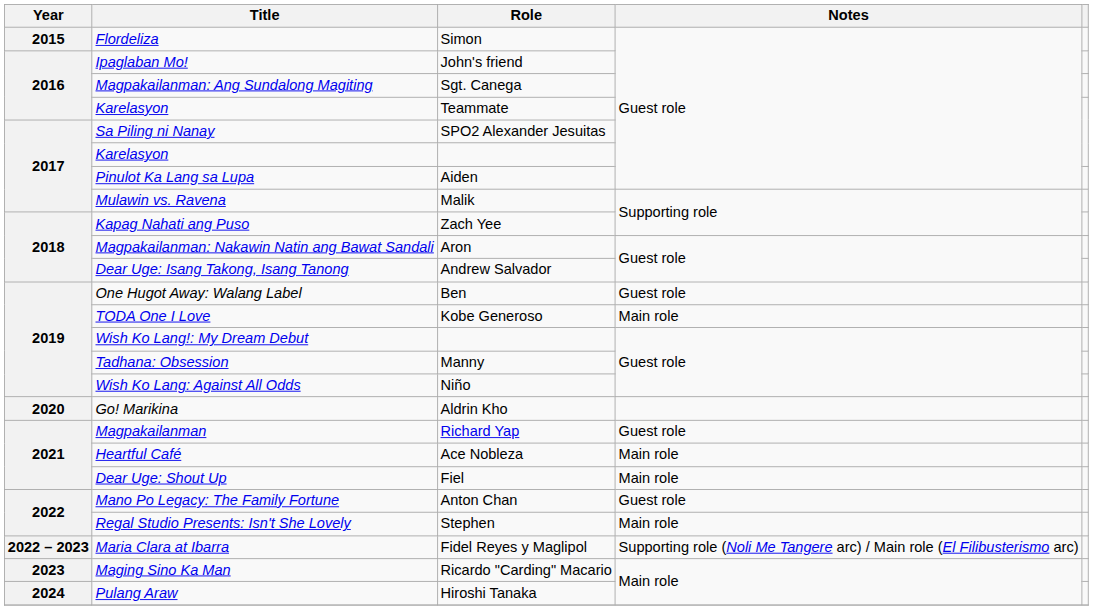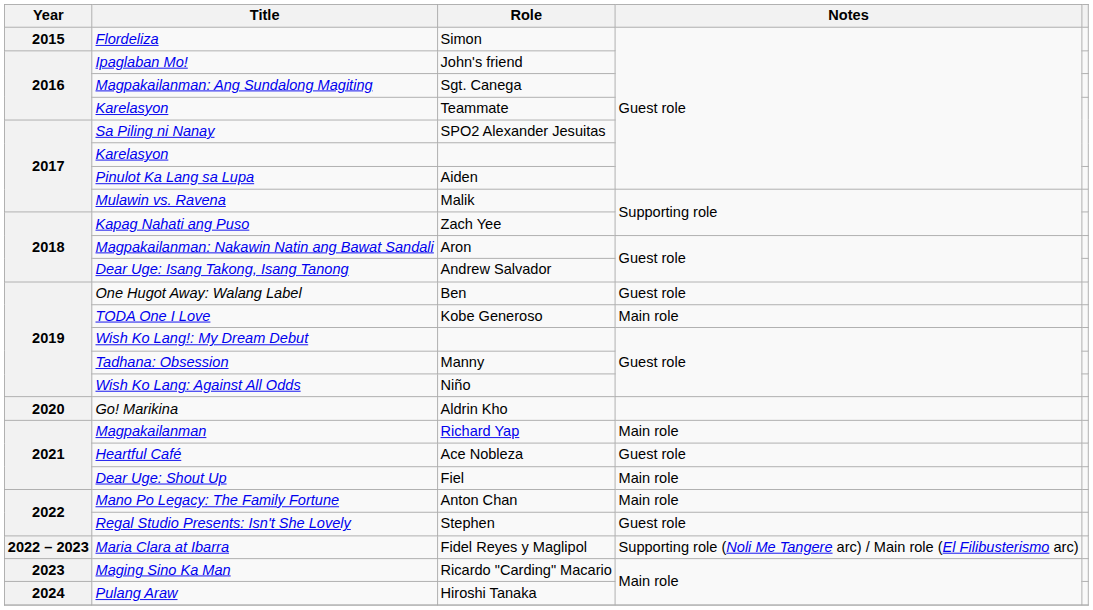(652, 431) Guest role -> (649, 431) Main role
(649, 454) Main role -> (652, 454) Guest role
(652, 500) Guest role -> (649, 500) Main role
(649, 524) Main role -> (652, 524) Guest role
